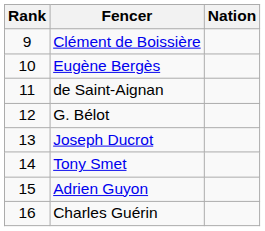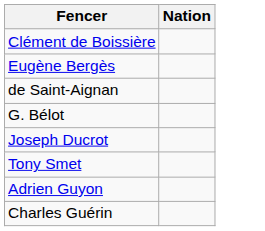- column: (27, 16)
